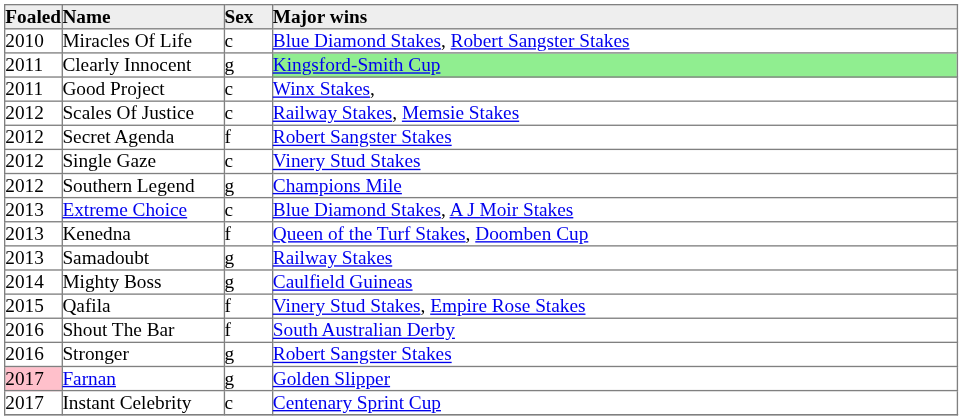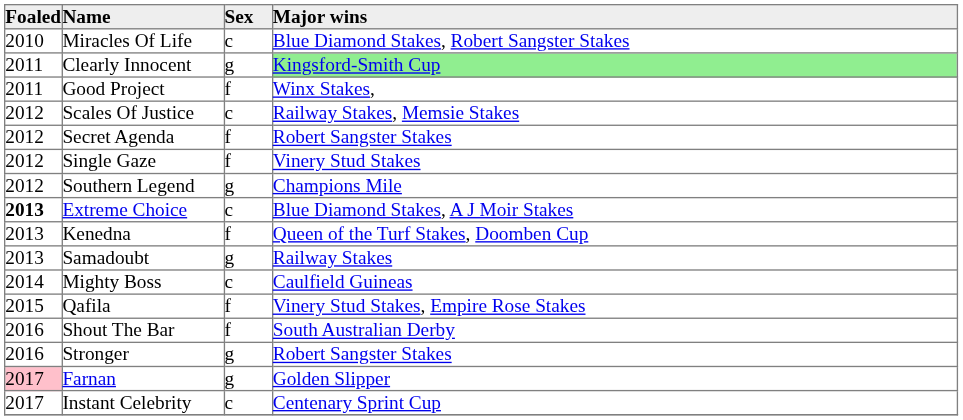(229, 88) c -> (228, 88) f
(229, 161) c -> (228, 161) f
(25, 209) normal -> (25, 209) bold
(229, 281) g -> (229, 281) c
